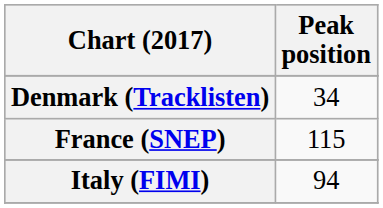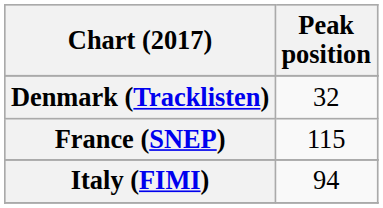(326, 97) 34 -> (326, 97) 32
